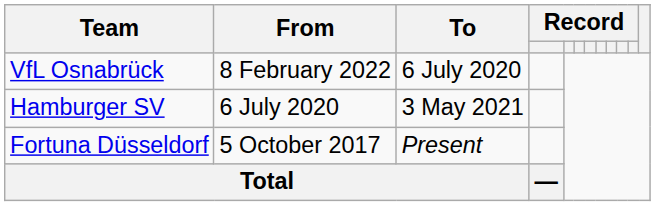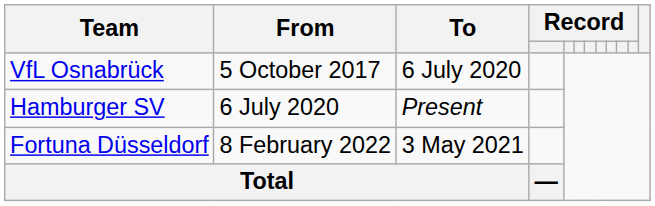(305, 70) 8 February 2022 -> (300, 70) 5 October 2017
(463, 107) 3 May 2021 -> (442, 107) Present
(300, 144) 5 October 2017 -> (305, 144) 8 February 2022
(442, 144) Present -> (463, 144) 3 May 2021
